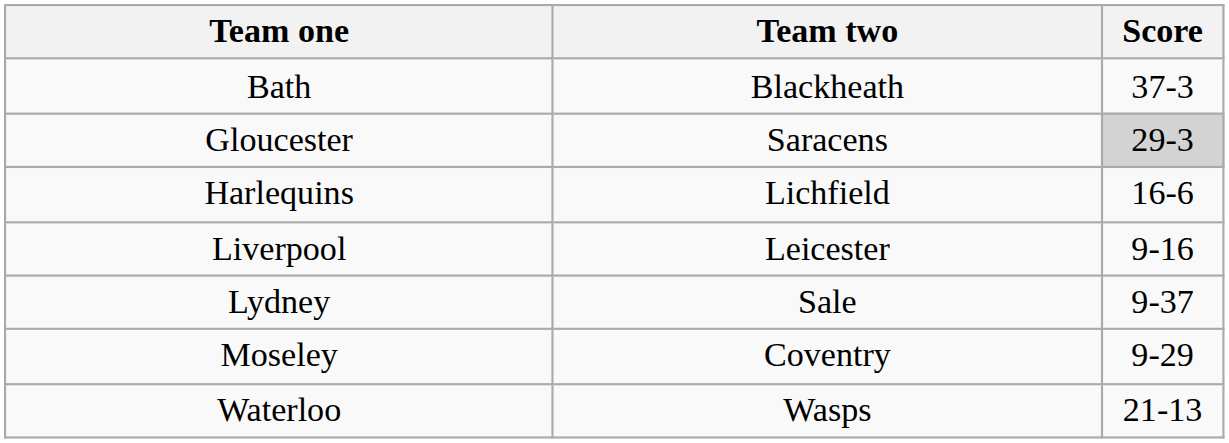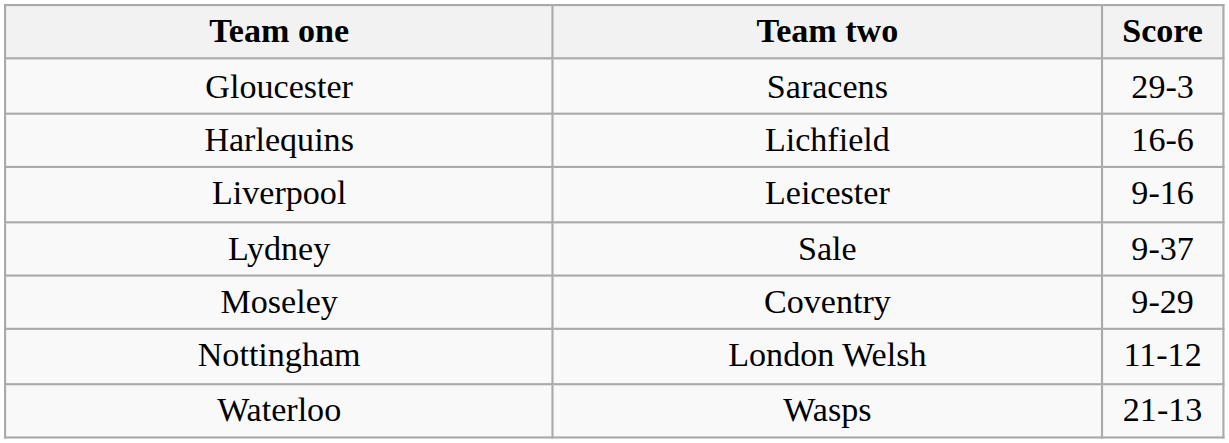- row: (279, 85)
(1163, 139) lightgrey background -> (1163, 85) no background
+ row: (279, 355)
